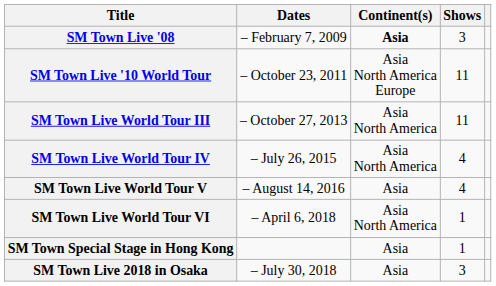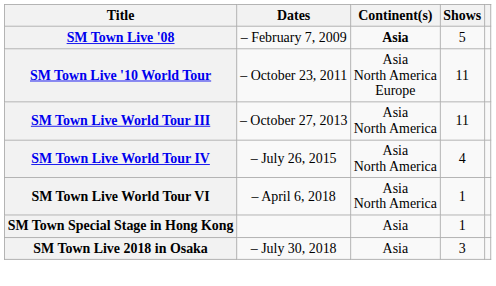(462, 37) 3 -> (462, 37) 5
- row: (121, 188)
